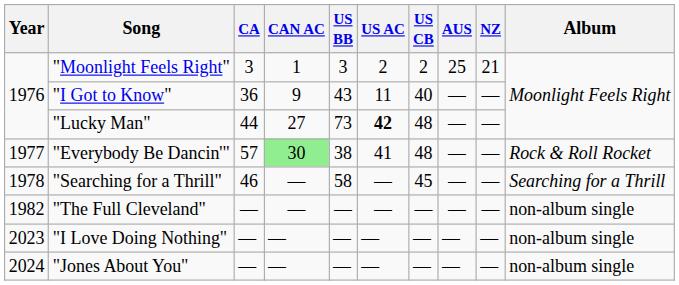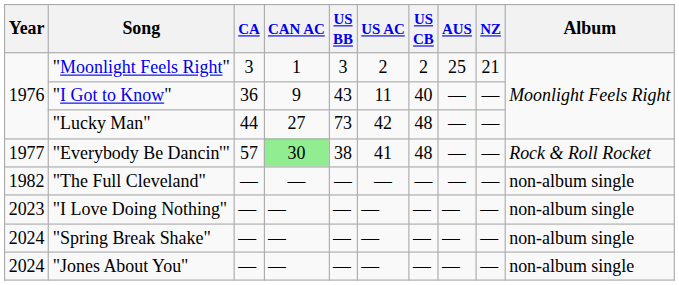(383, 124) bold -> (383, 124) normal
- row: (137, 180)
+ row: (132, 237)
